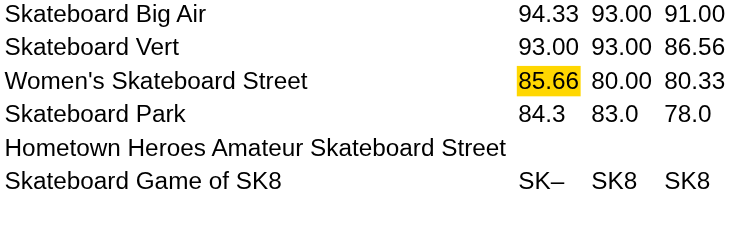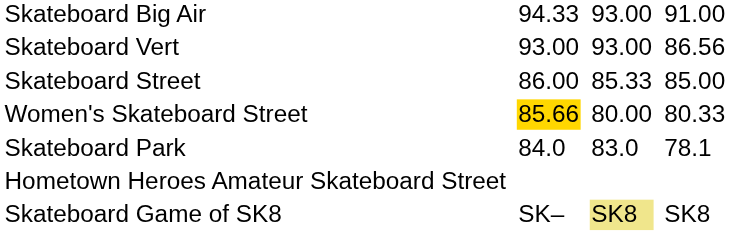+ row: (103, 80)
(542, 114) 84.3 -> (542, 147) 84.0
(688, 114) 78.0 -> (688, 147) 78.1
(614, 181) no background -> (614, 214) khaki background
